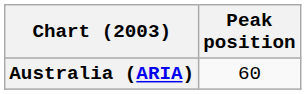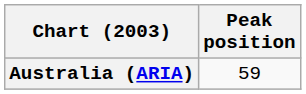(249, 74) 60 -> (249, 74) 59
